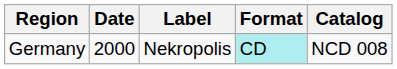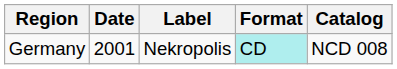(114, 48) 2000 -> (114, 48) 2001
